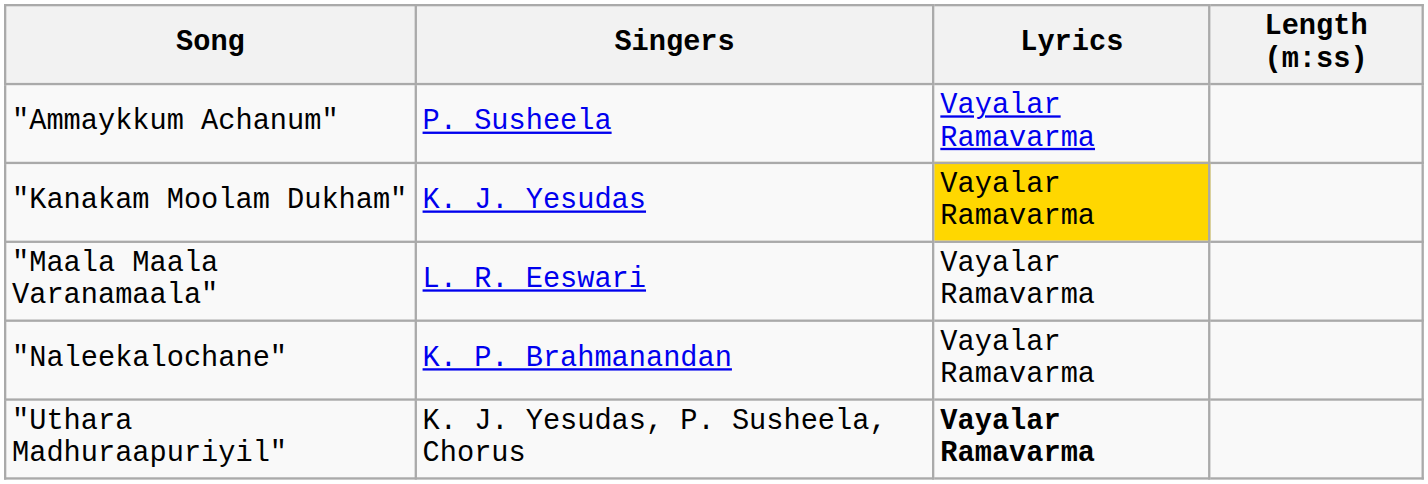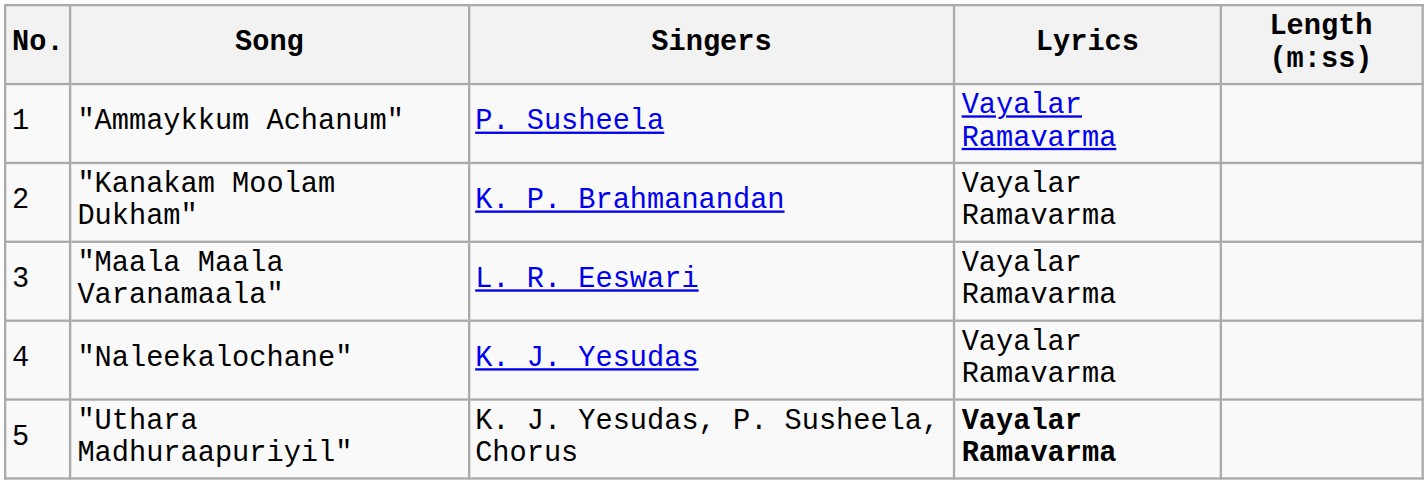+ column: (38, 45)
(534, 202) K. J. Yesudas -> (630, 202) K. P. Brahmanandan
(1018, 202) gold background -> (1039, 202) no background
(577, 360) K. P. Brahmanandan -> (587, 360) K. J. Yesudas
